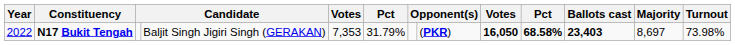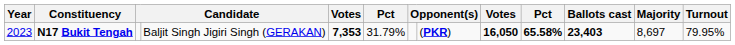(19, 31) 2022 -> (19, 31) 2023
(347, 31) normal -> (347, 31) bold
(543, 31) 68.58% -> (543, 31) 65.58%
(705, 31) 73.98% -> (705, 31) 79.95%
